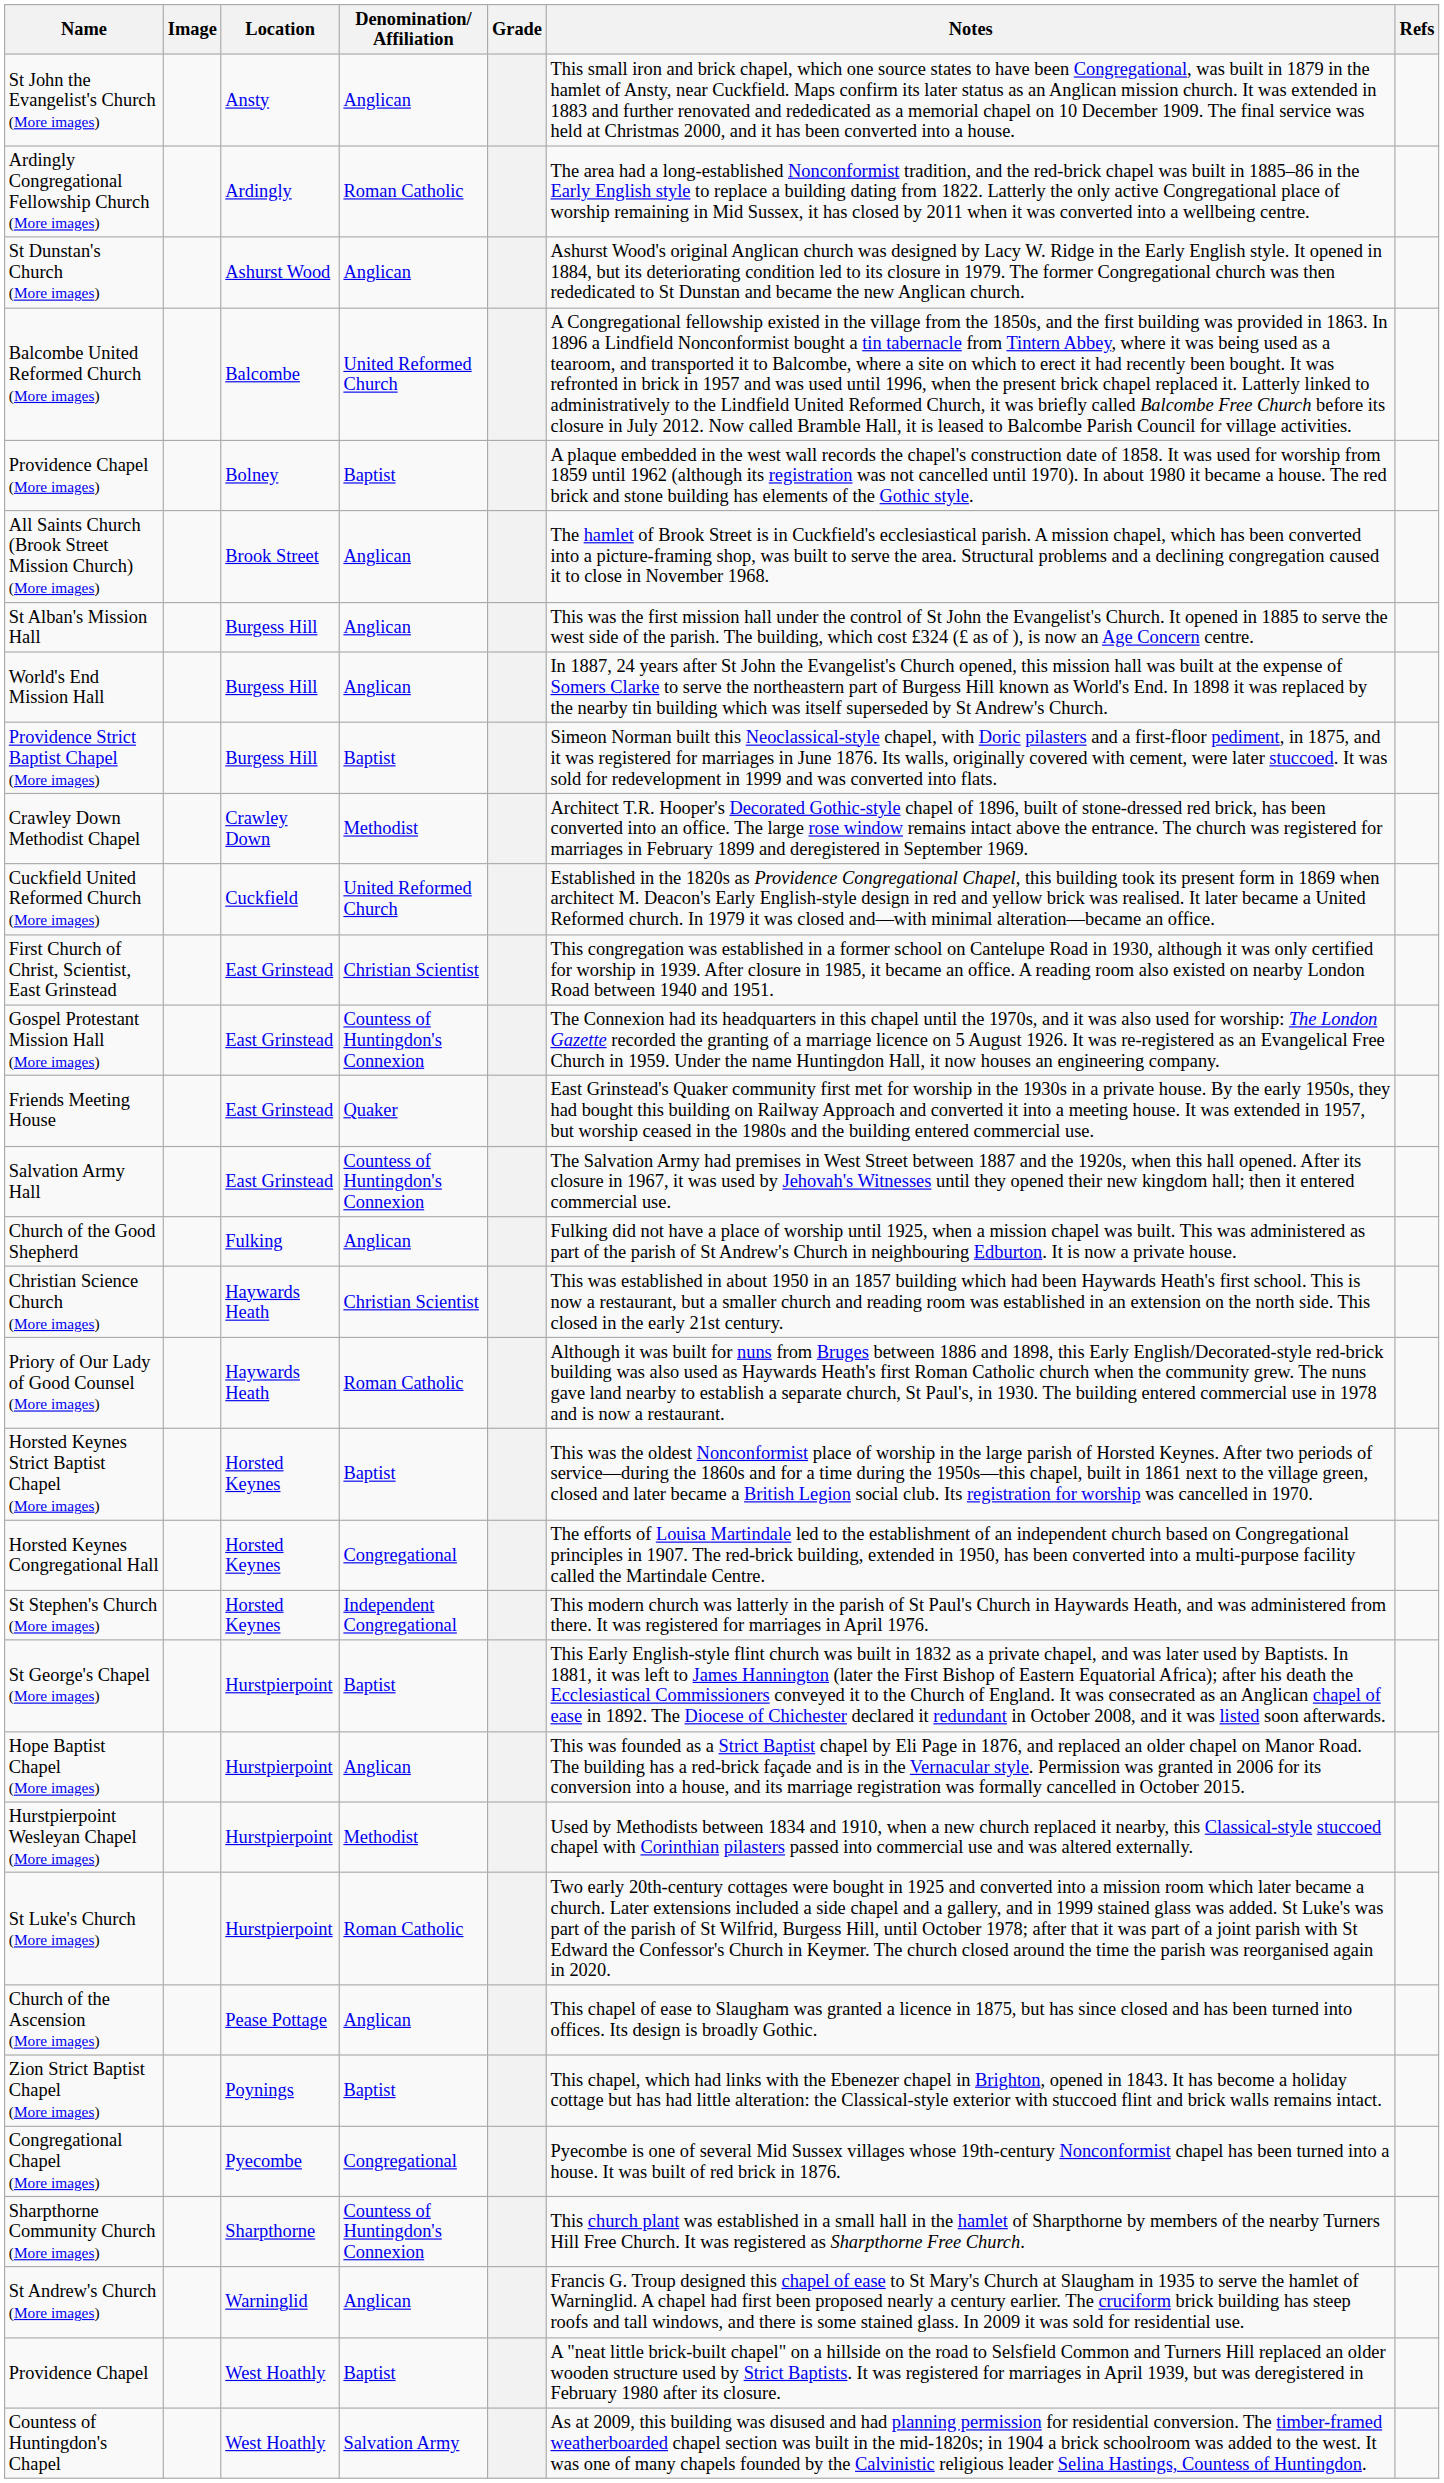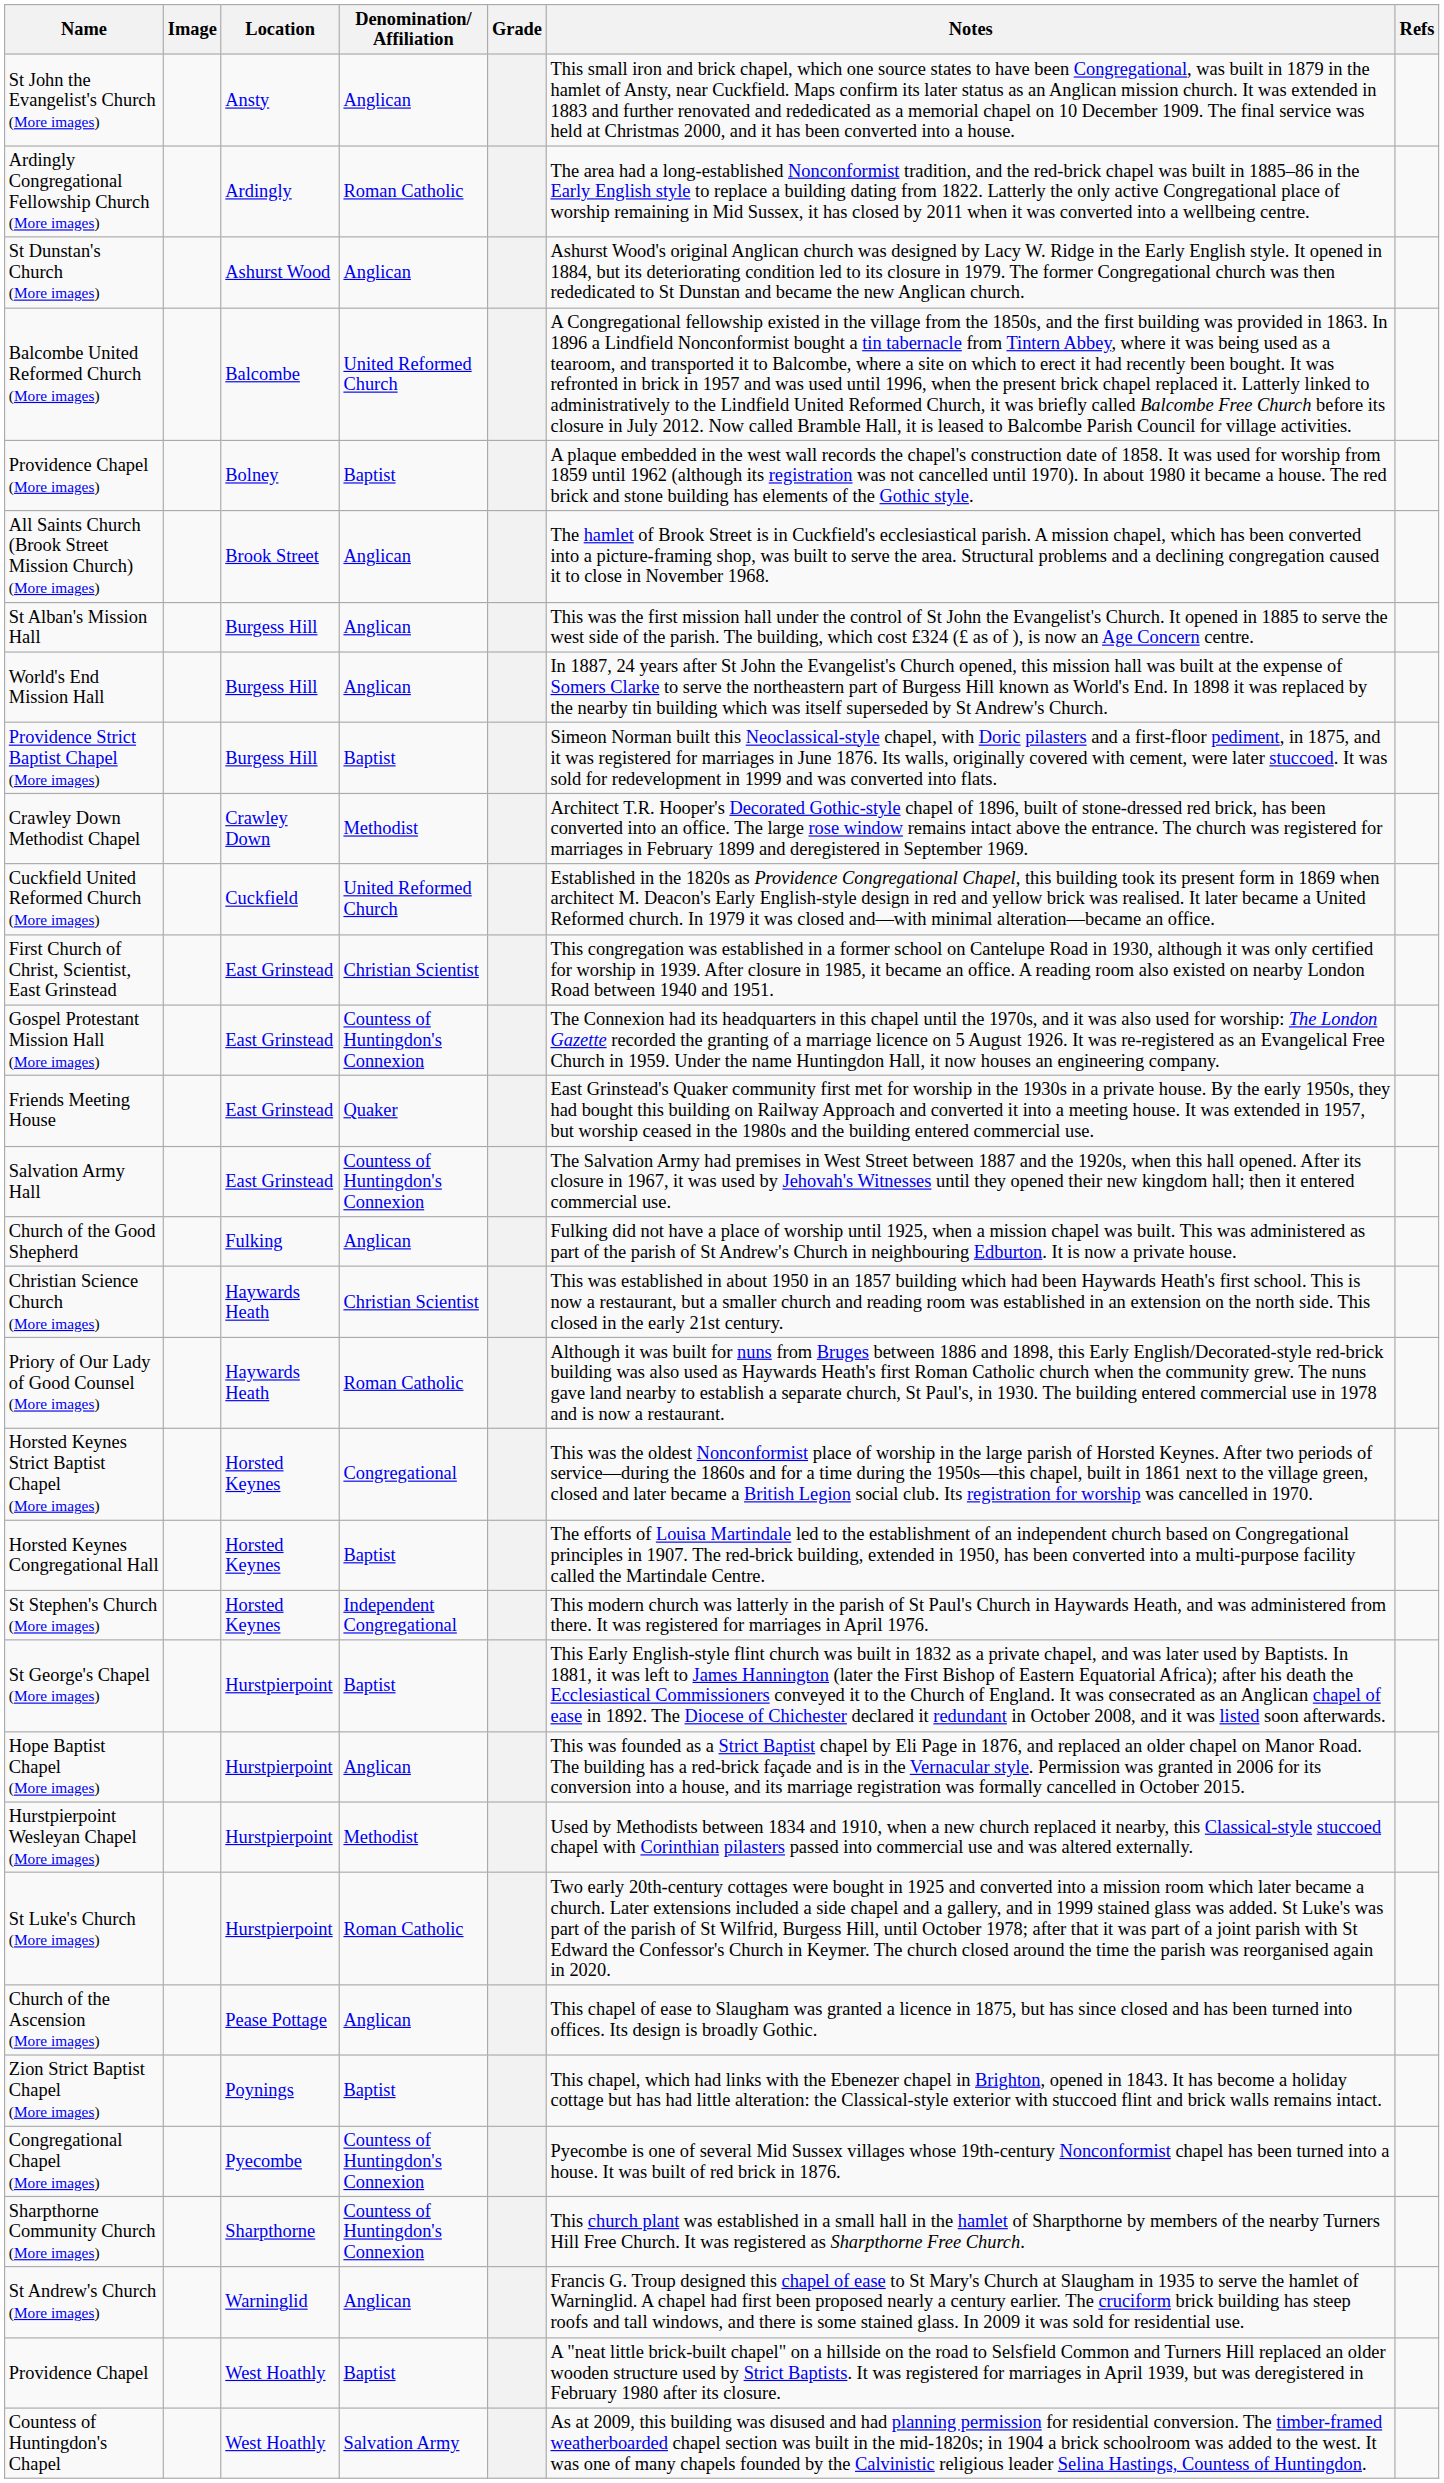(370, 1473) Baptist -> (400, 1473) Congregational
(400, 1554) Congregational -> (370, 1554) Baptist
(400, 2160) Congregational -> (393, 2160) Countess of Huntingdon's Connexion
